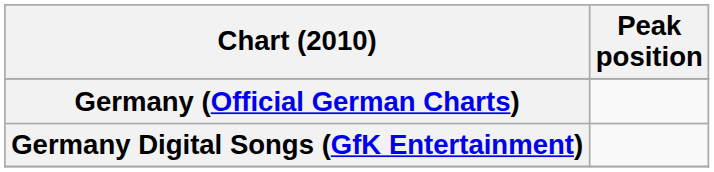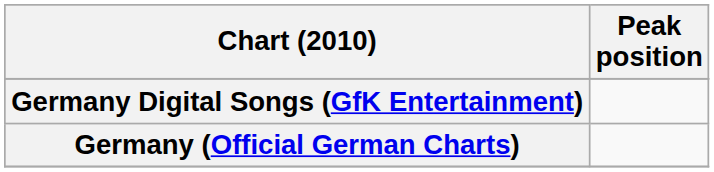rows swapped: (297, 100) <-> (297, 144)
